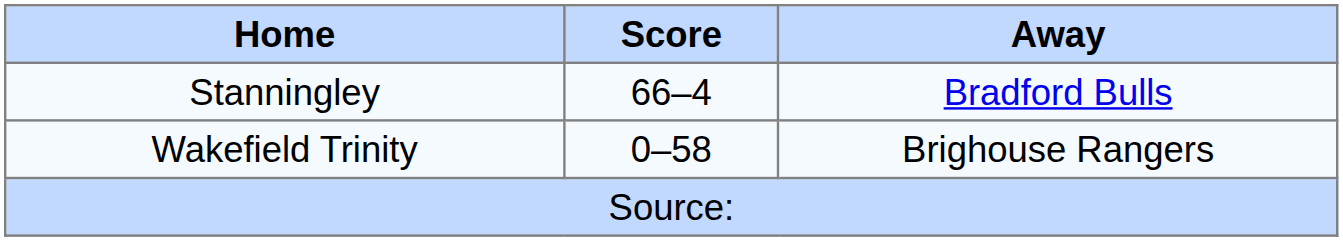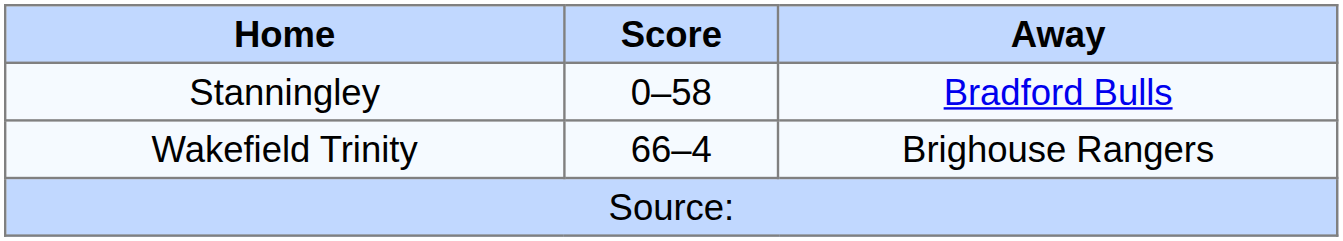(671, 92) 66–4 -> (671, 92) 0–58
(671, 149) 0–58 -> (671, 149) 66–4
